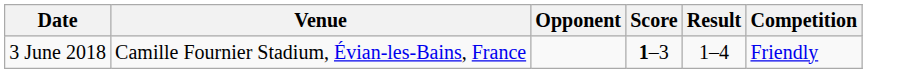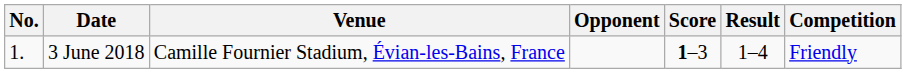+ column: (24, 20)
